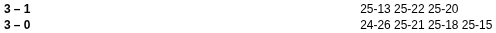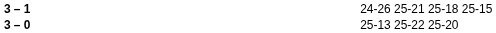(409, 9) 25-13 25-22 25-20 -> (426, 9) 24-26 25-21 25-18 25-15
(426, 25) 24-26 25-21 25-18 25-15 -> (409, 25) 25-13 25-22 25-20
